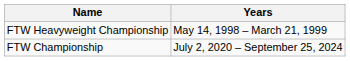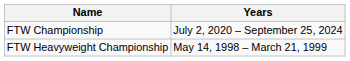rows swapped: (88, 30) <-> (55, 47)
